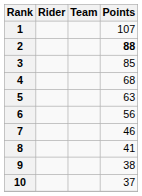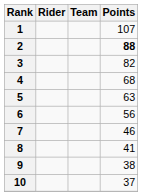(129, 64) 85 -> (129, 64) 82
